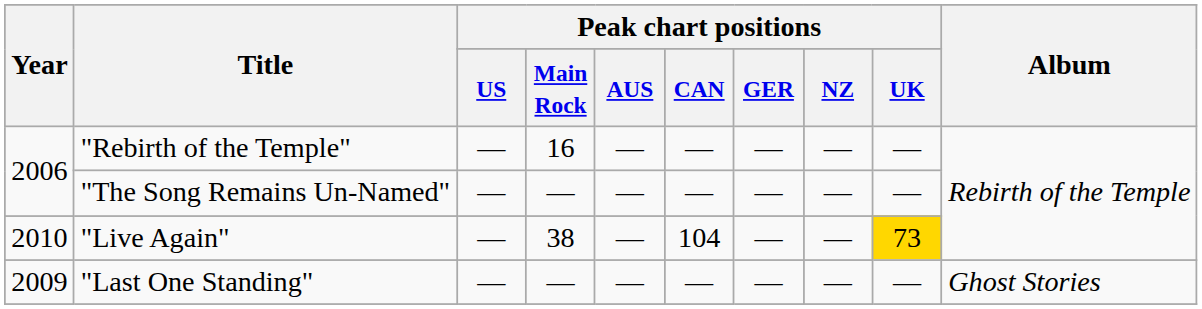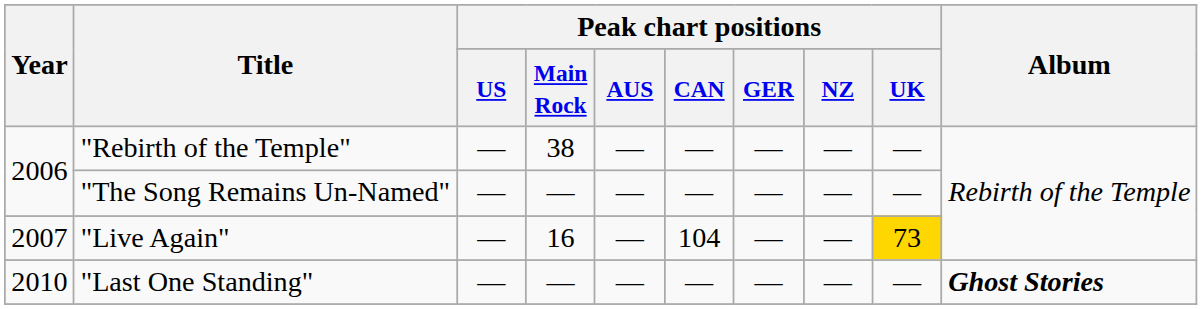(561, 147) 16 -> (561, 147) 38
(40, 237) 2010 -> (40, 237) 2007
(561, 237) 38 -> (561, 237) 16
(40, 281) 2009 -> (40, 281) 2010
(1024, 281) normal -> (1026, 281) bold
